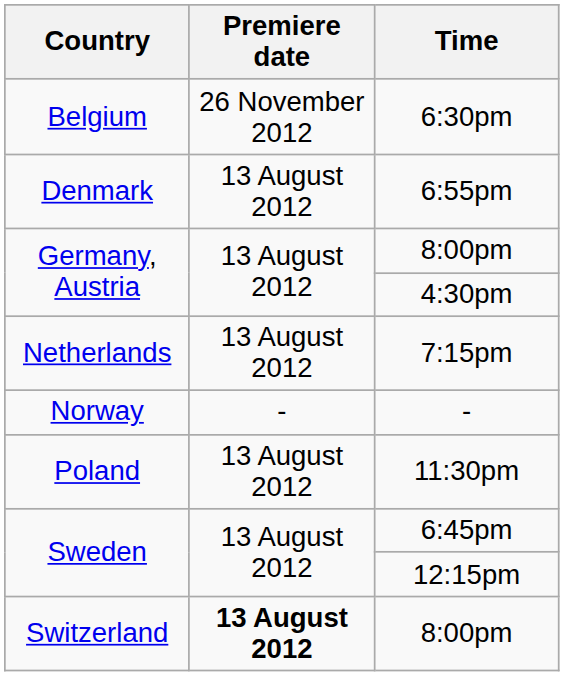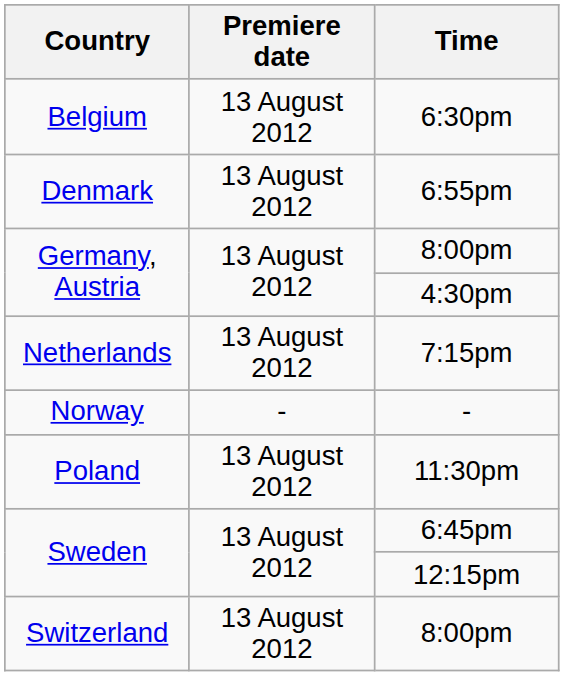(282, 116) 26 November 2012 -> (282, 116) 13 August 2012
(282, 633) bold -> (282, 633) normal
